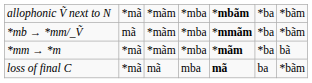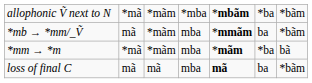(194, 31) *mba -> (191, 31) mba
(266, 31) *ba -> (263, 31) ba
(194, 50) *mba -> (191, 50) mba
(132, 68) *mã -> (129, 68) mã
